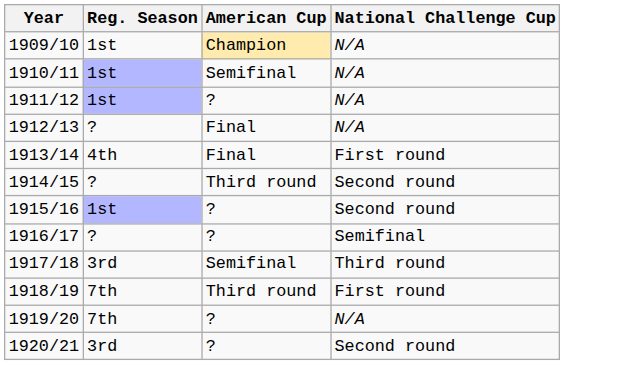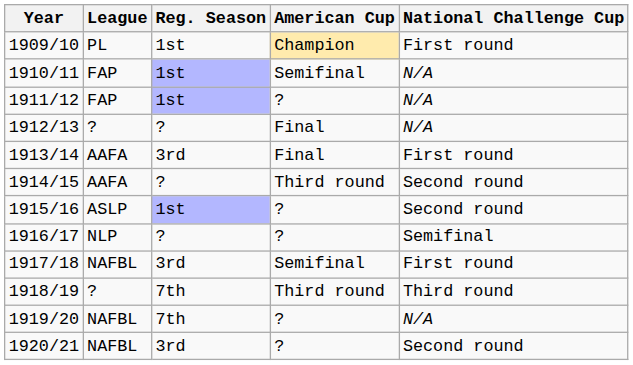+ column: (117, 18)
(350, 46) N/A -> (458, 46) First round
(102, 155) 4th -> (171, 155) 3rd
(390, 264) Third round -> (458, 264) First round
(390, 292) First round -> (458, 292) Third round
